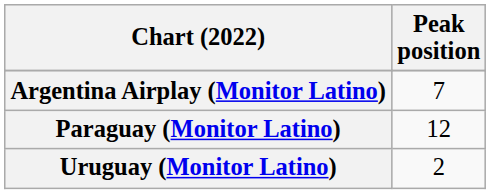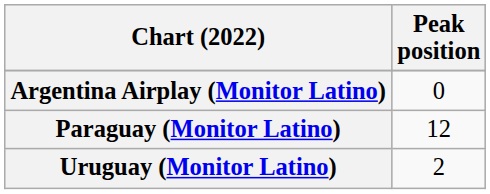(439, 90) 7 -> (439, 90) 0
